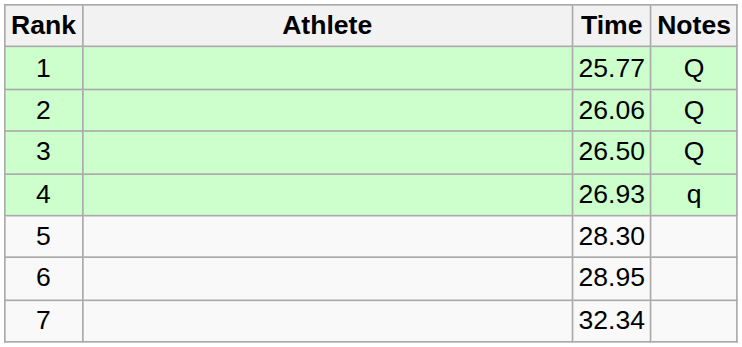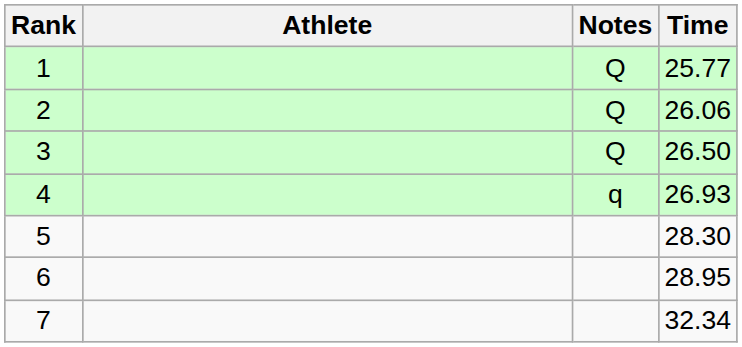columns swapped: (612, 25) <-> (694, 25)
